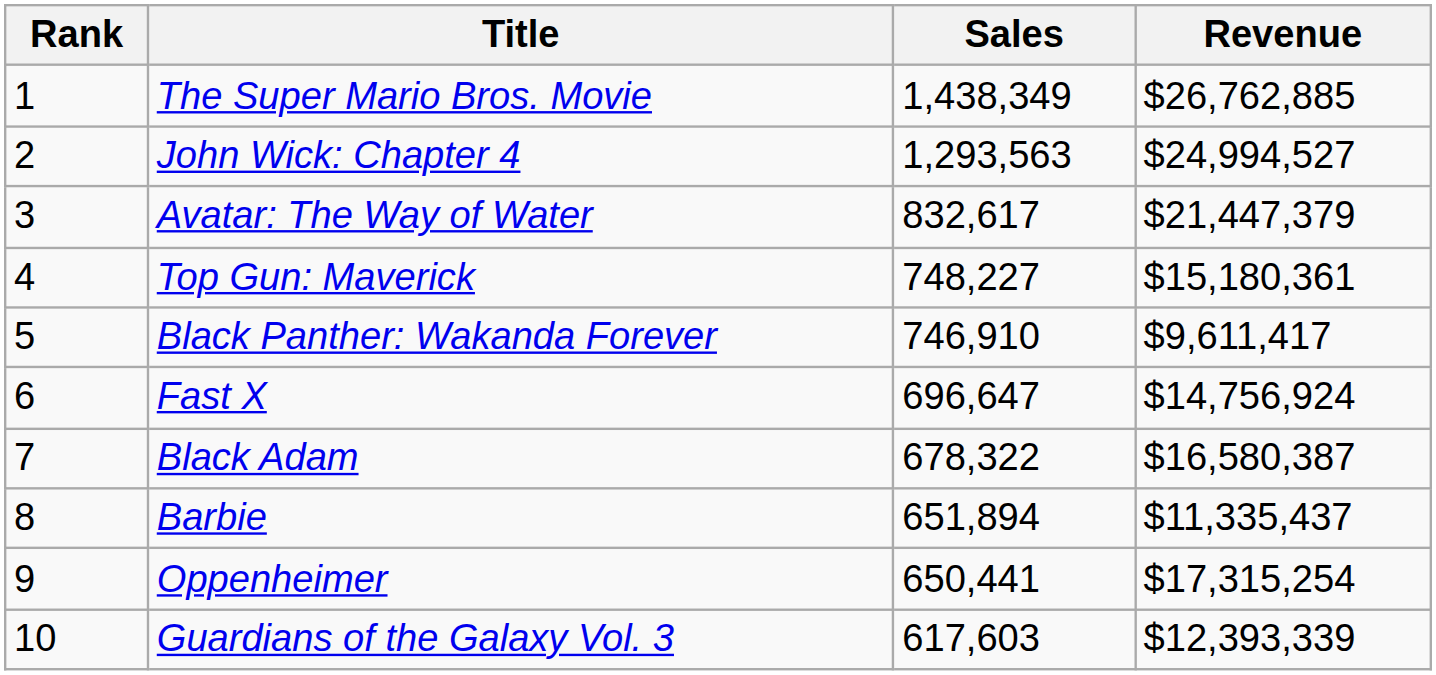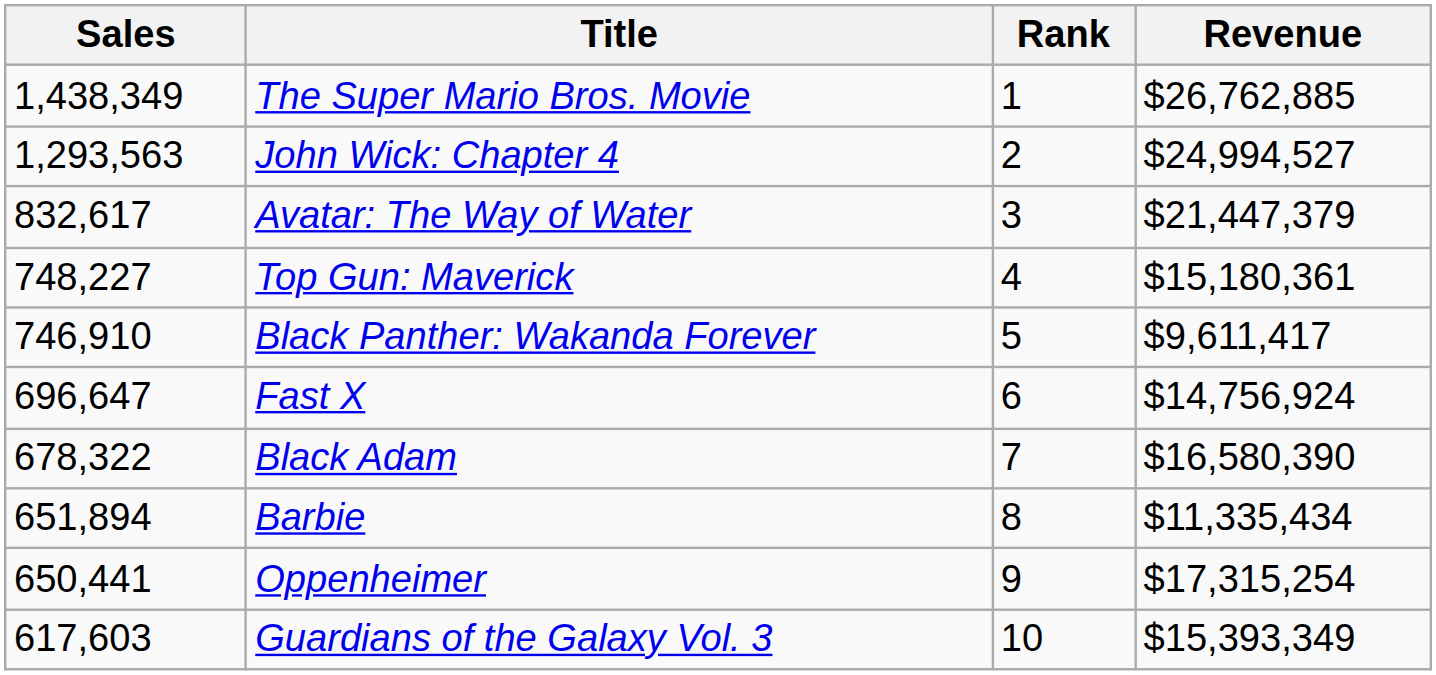columns swapped: (77, 34) <-> (1014, 34)
(1249, 457) $16,580,387 -> (1249, 457) $16,580,390
(1248, 517) $11,335,437 -> (1248, 517) $11,335,434
(1249, 638) $12,393,339 -> (1249, 638) $15,393,349
